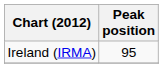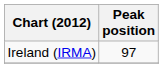(129, 52) 95 -> (129, 52) 97
